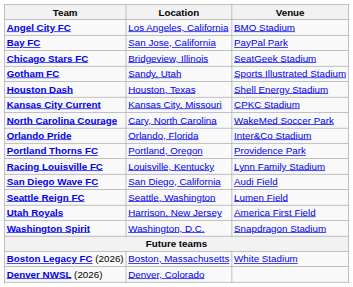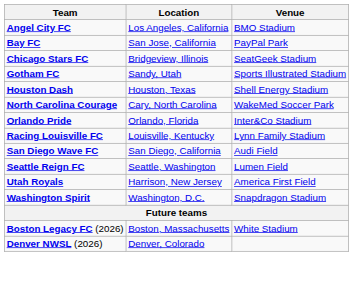- row: (54, 104)
- row: (52, 151)
